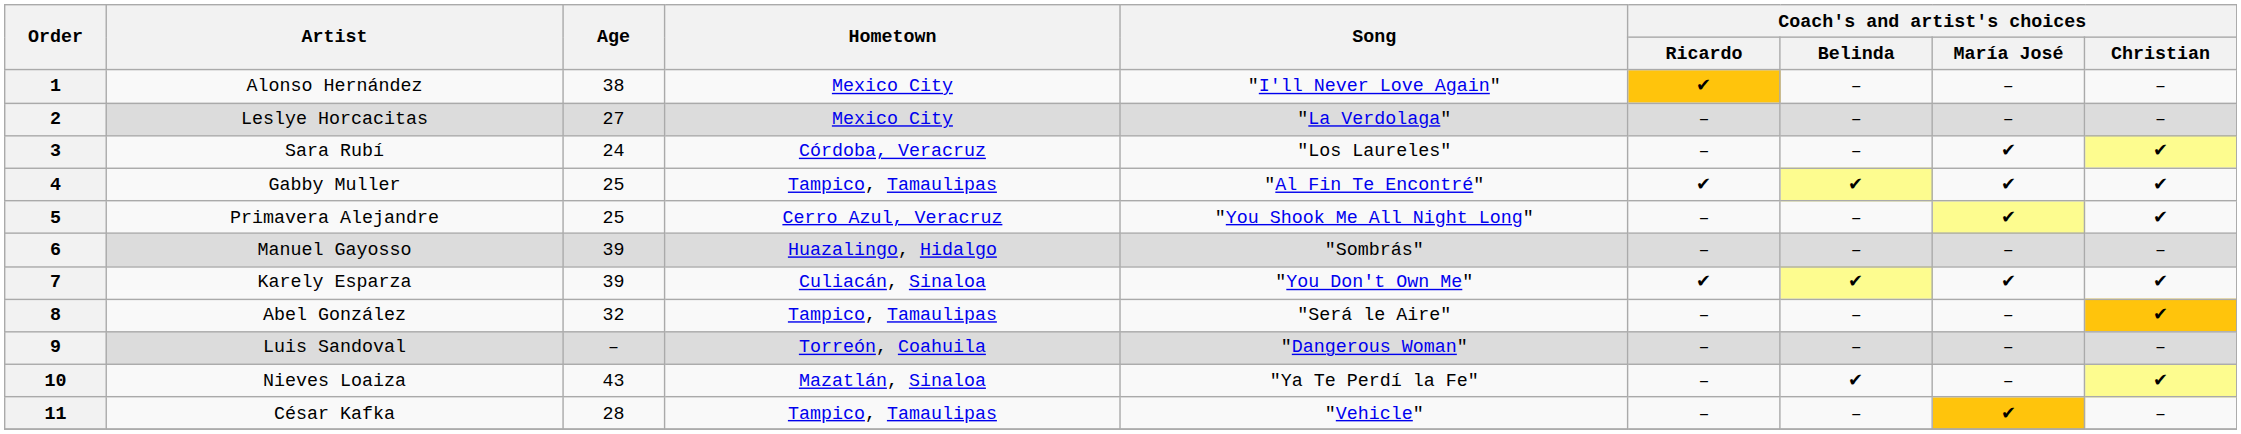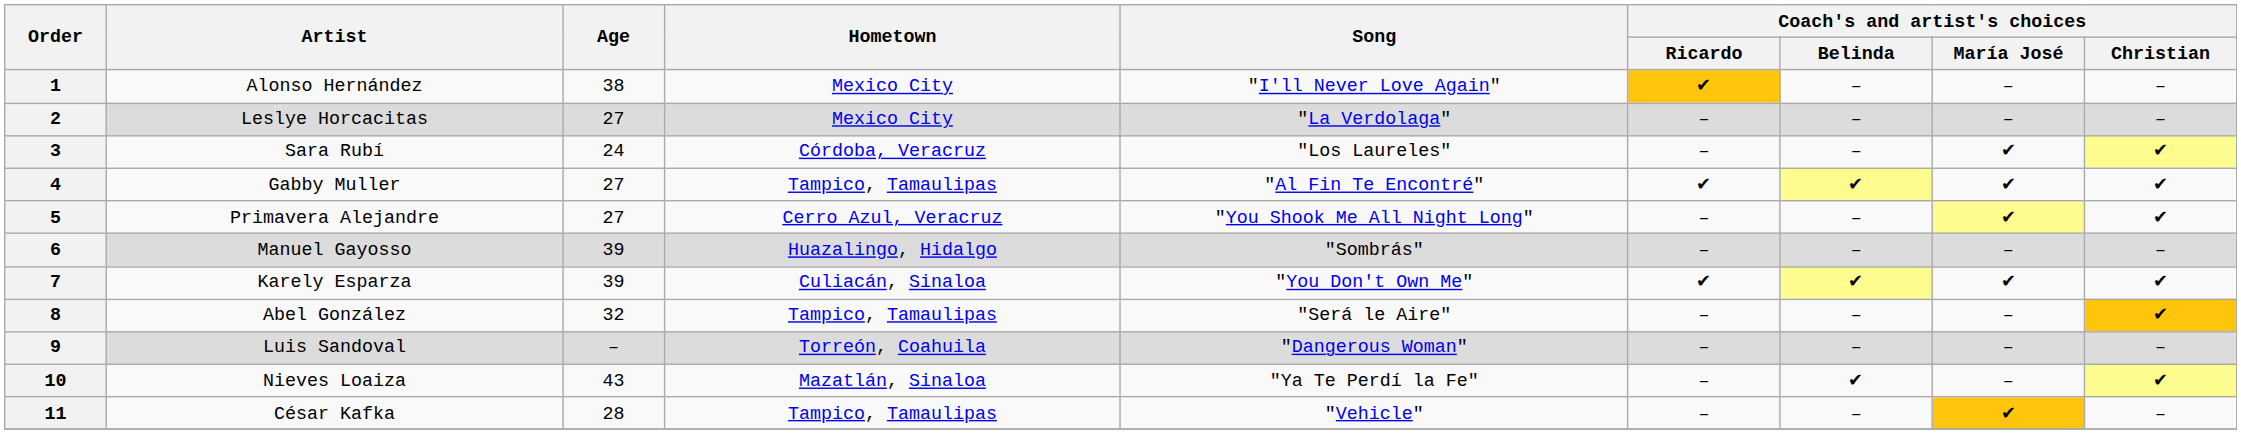(613, 185) 25 -> (613, 185) 27
(613, 217) 25 -> (613, 217) 27
